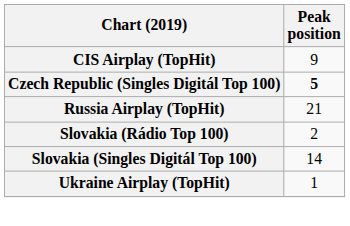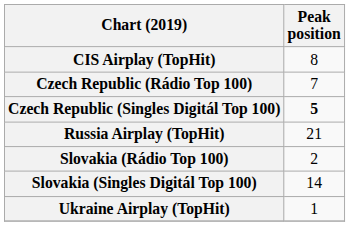(314, 59) 9 -> (314, 59) 8
+ row: (144, 84)
